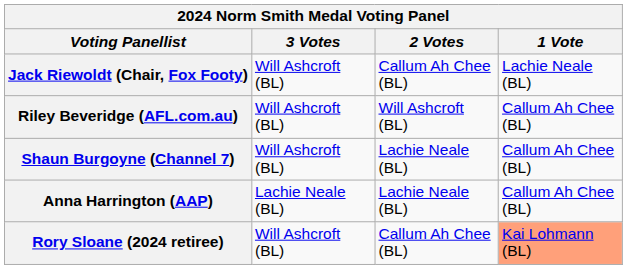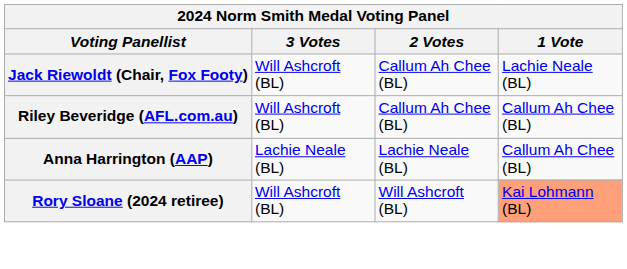(421, 116) Will Ashcroft (BL) -> (435, 116) Callum Ah Chee (BL)
- row: (128, 158)
(435, 243) Callum Ah Chee (BL) -> (421, 200) Will Ashcroft (BL)
